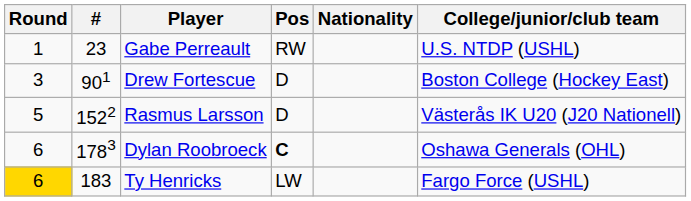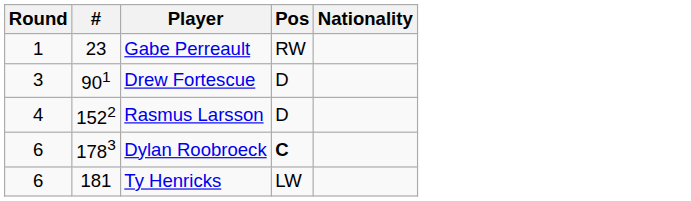- column: (551, 19)
(38, 115) 5 -> (38, 115) 4
(38, 181) gold background -> (38, 181) no background
(96, 181) 183 -> (96, 181) 181
